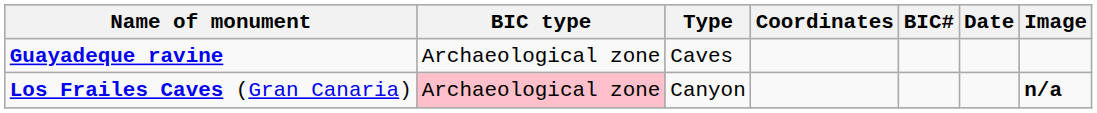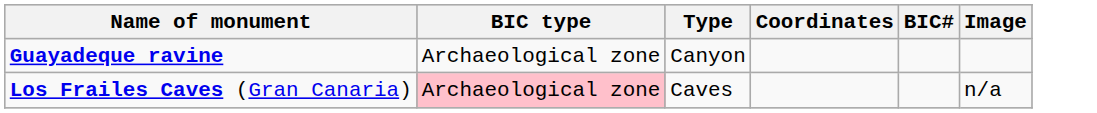- column: (989, 22)
(702, 56) Caves -> (708, 56) Canyon
(708, 90) Canyon -> (702, 90) Caves
(1043, 90) bold -> (983, 90) normal
